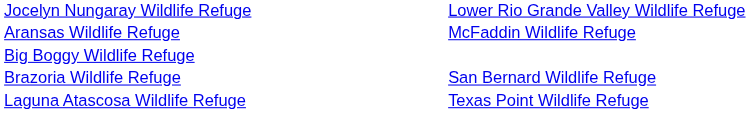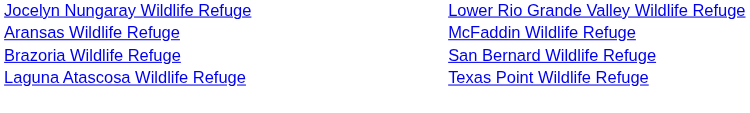- row: (99, 55)
